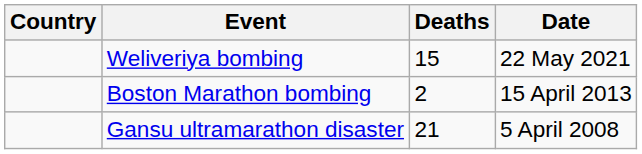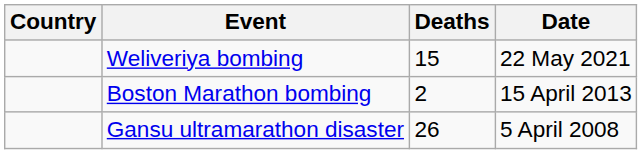(427, 129) 21 -> (427, 129) 26
